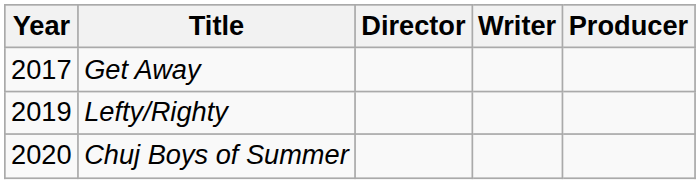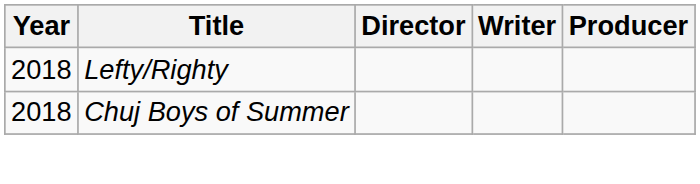- row: (142, 69)
(41, 112) 2019 -> (41, 69) 2018
(41, 155) 2020 -> (41, 112) 2018
